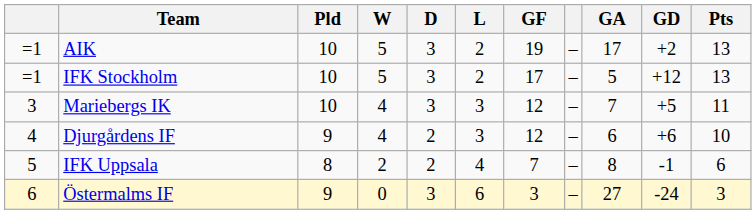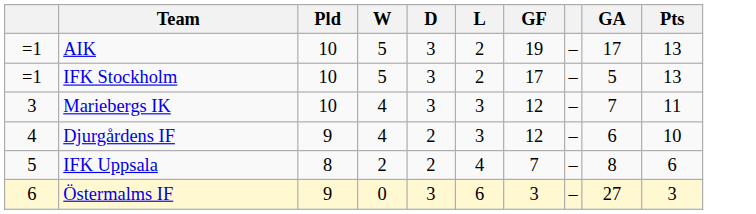- column: (666, 19)
